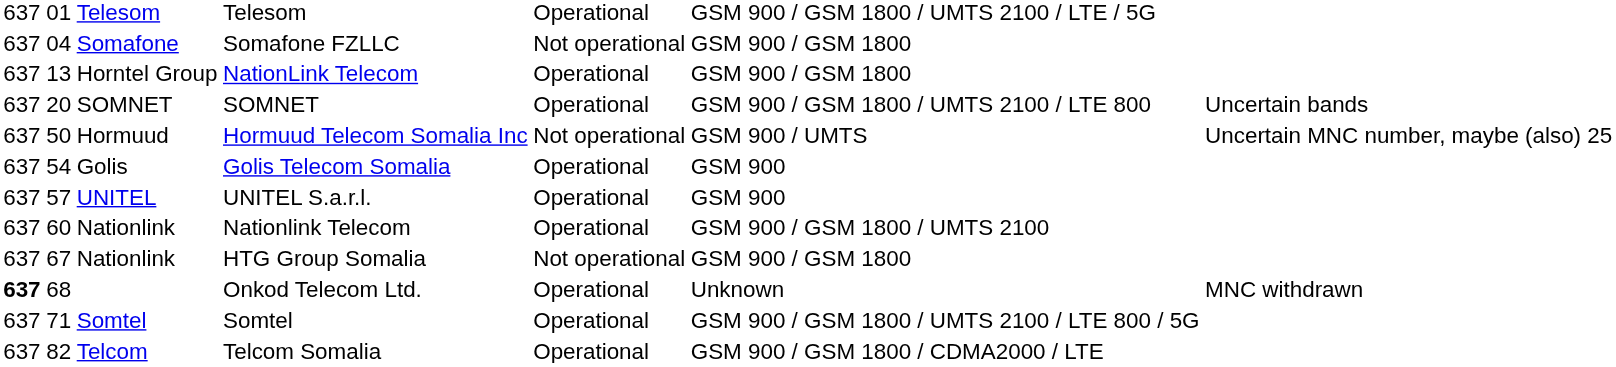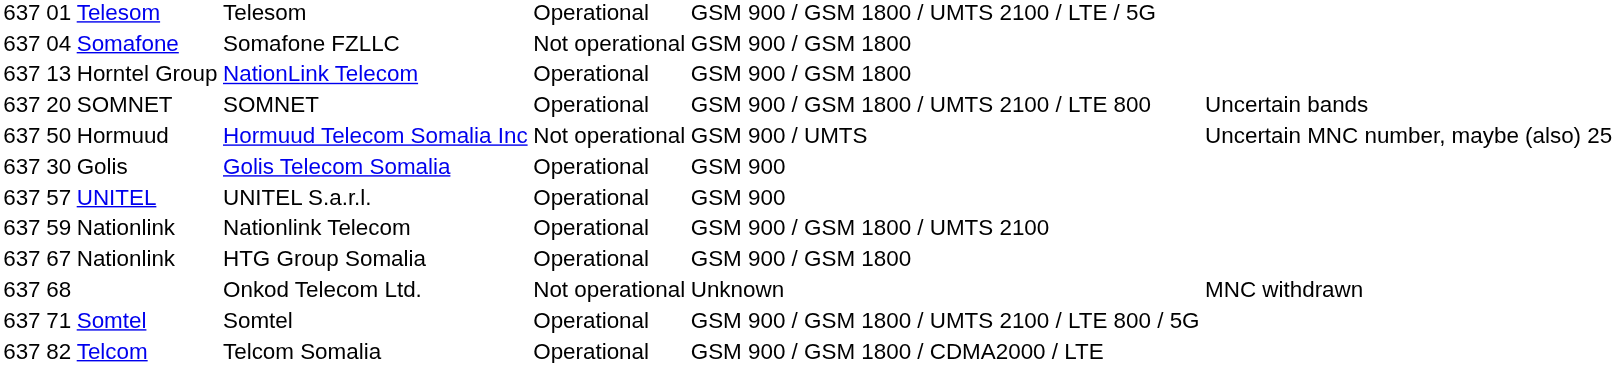(59, 166) 54 -> (59, 166) 30
(59, 228) 60 -> (59, 228) 59
(609, 258) Not operational -> (591, 258) Operational
(22, 289) bold -> (22, 289) normal
(591, 289) Operational -> (609, 289) Not operational
